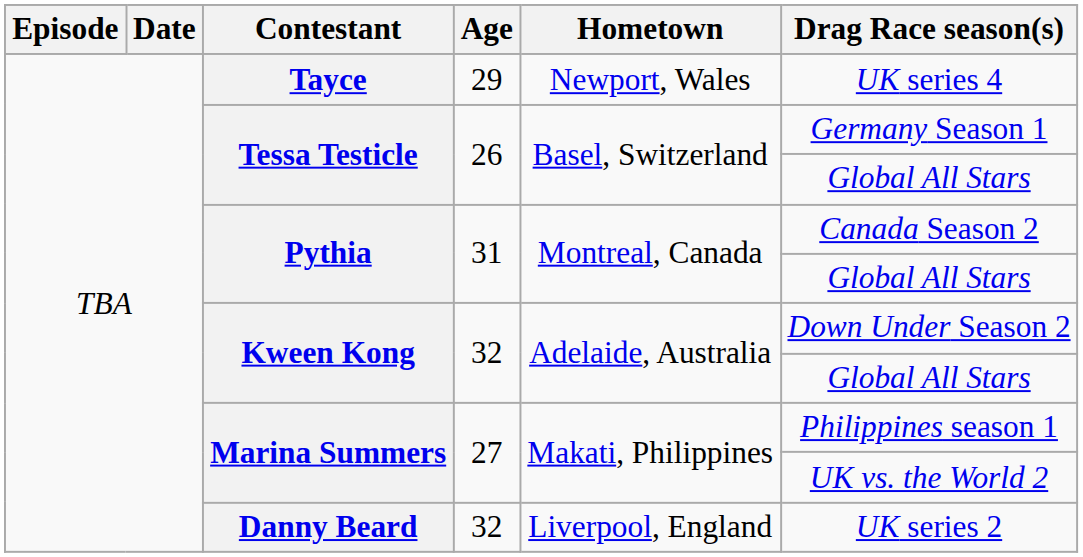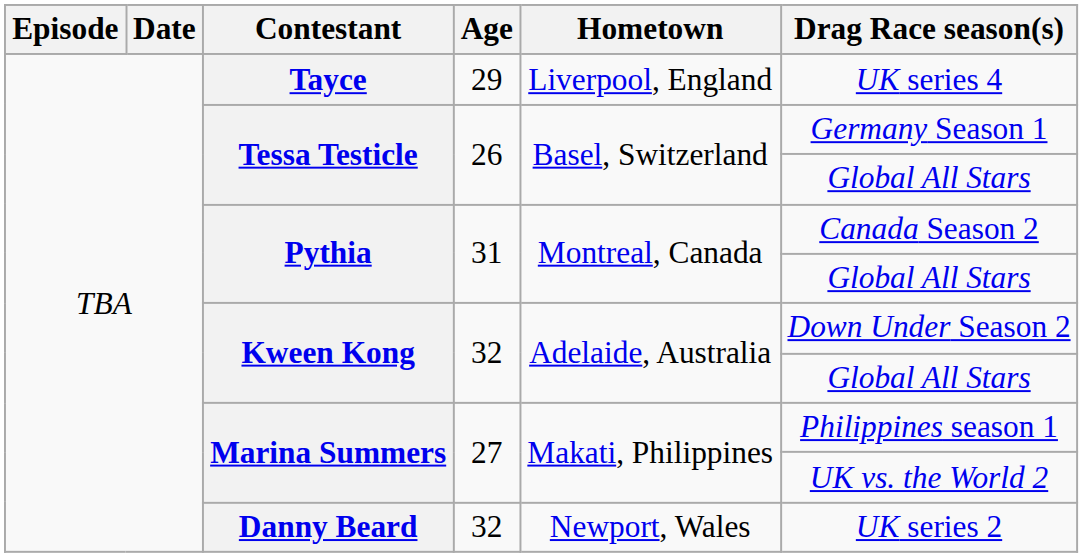(650, 79) Newport, Wales -> (650, 79) Liverpool, England
(650, 526) Liverpool, England -> (650, 526) Newport, Wales
